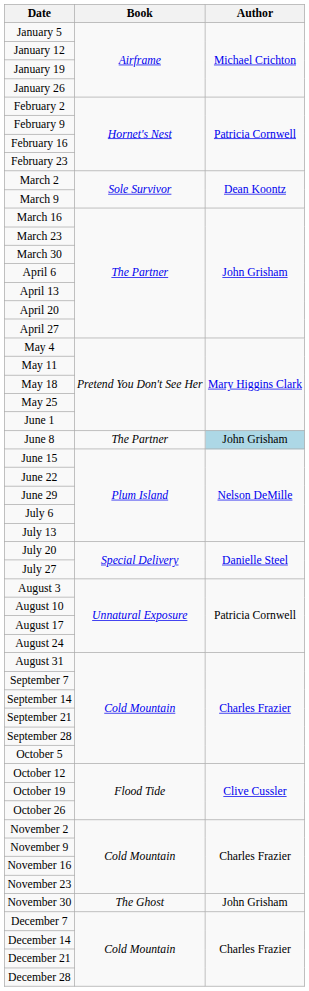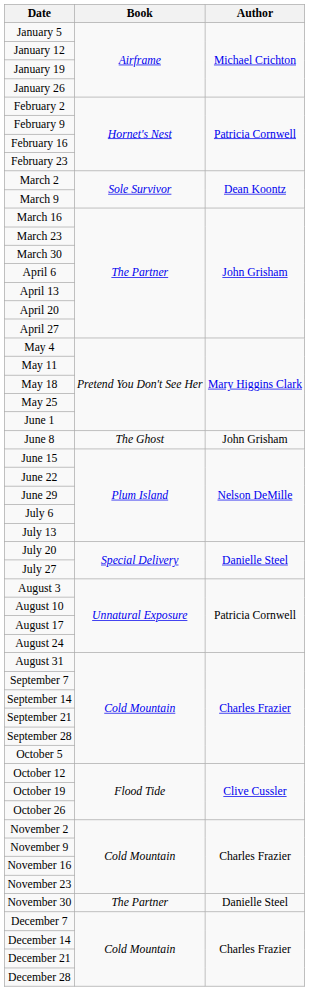(140, 439) The Partner -> (140, 439) The Ghost
(255, 439) lightblue background -> (255, 439) no background
(140, 902) The Ghost -> (140, 902) The Partner
(255, 902) John Grisham -> (255, 902) Danielle Steel
